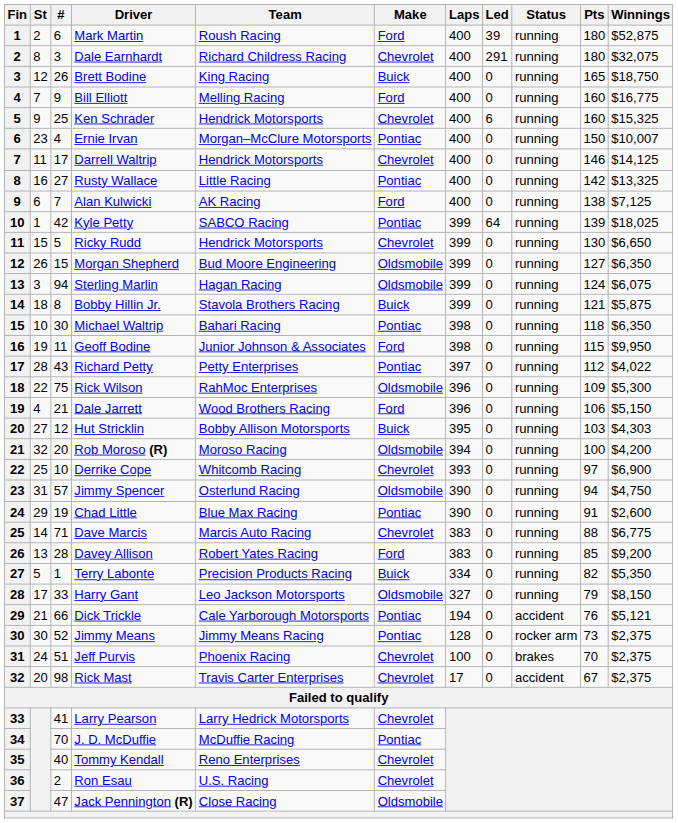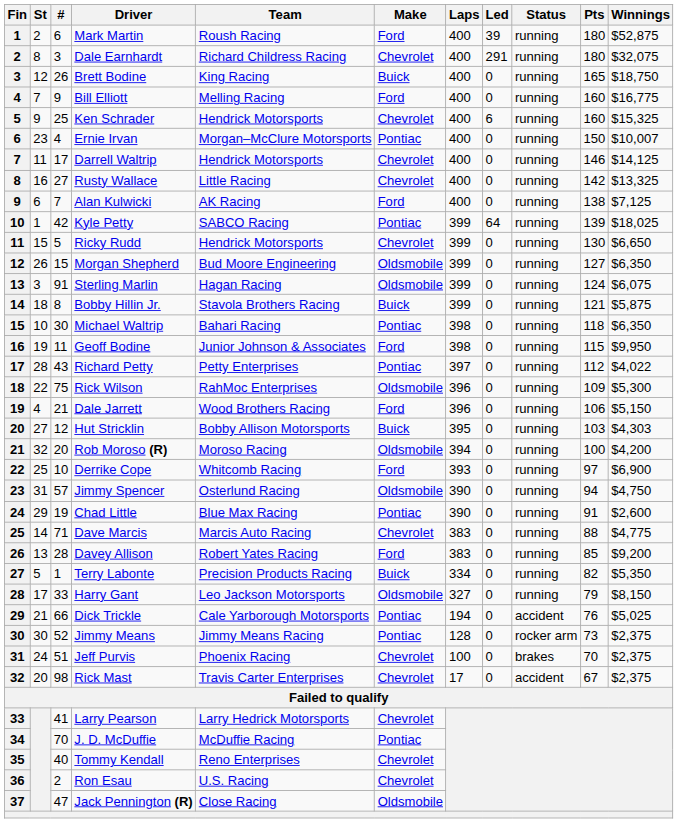(399, 181) Pontiac -> (406, 181) Chevrolet
(61, 284) 94 -> (61, 284) 91
(406, 470) Chevrolet -> (391, 470) Ford
(631, 532) $6,775 -> (631, 532) $4,775
(631, 615) $5,121 -> (631, 615) $5,025
